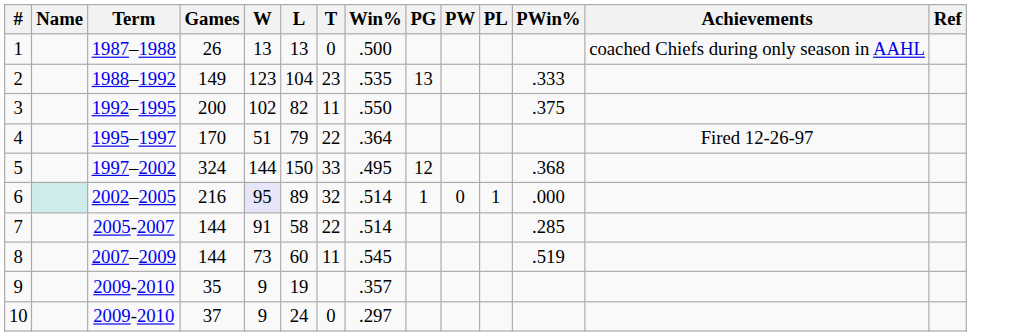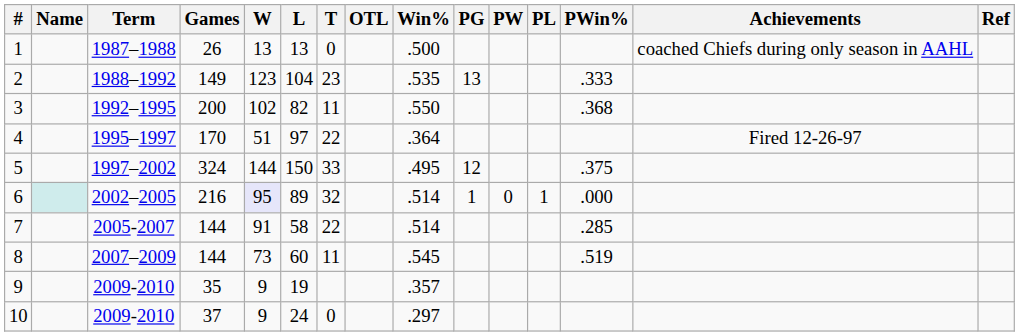+ column: (369, 19)
(548, 108) .375 -> (597, 108) .368
(299, 138) 79 -> (299, 138) 97
(548, 167) .368 -> (597, 167) .375
